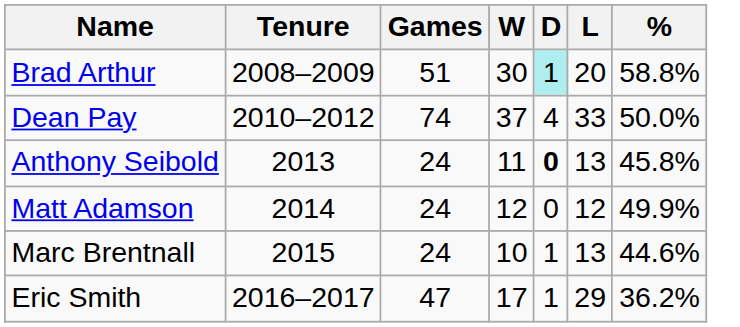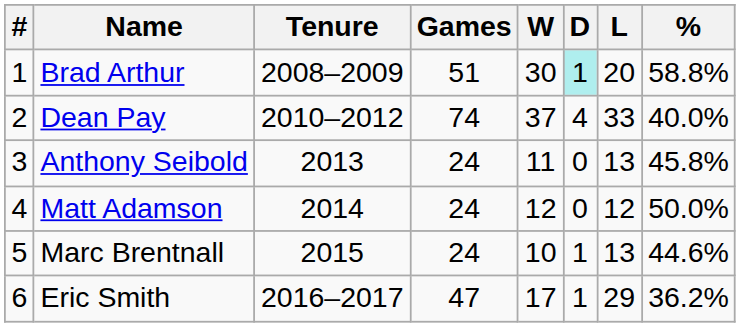+ column: (19, 27)
(660, 117) 50.0% -> (689, 117) 40.0%
(551, 162) bold -> (580, 162) normal
(660, 207) 49.9% -> (689, 207) 50.0%
